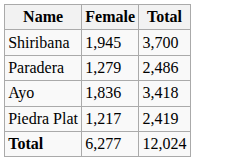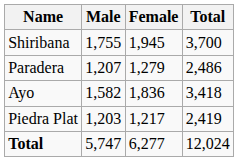+ column: (103, 17)
